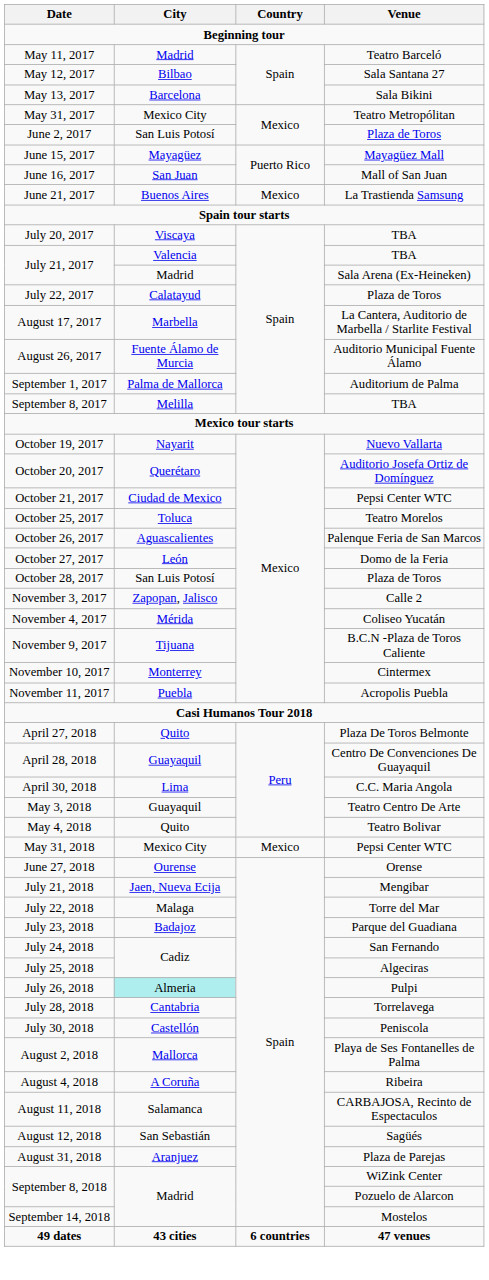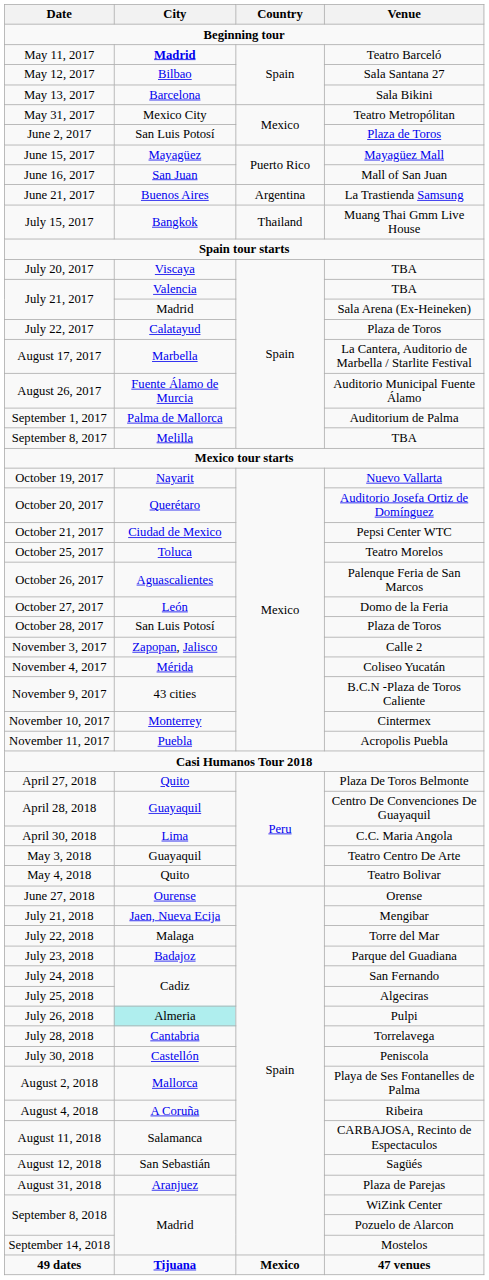(175, 54) normal -> (175, 54) bold
(280, 194) Mexico -> (280, 194) Argentina
+ row: (59, 222)
(175, 645) Tijuana -> (175, 694) 43 cities
- row: (59, 847)
(175, 1236) 43 cities -> (175, 1265) Tijuana
(280, 1236) 6 countries -> (280, 1265) Mexico
